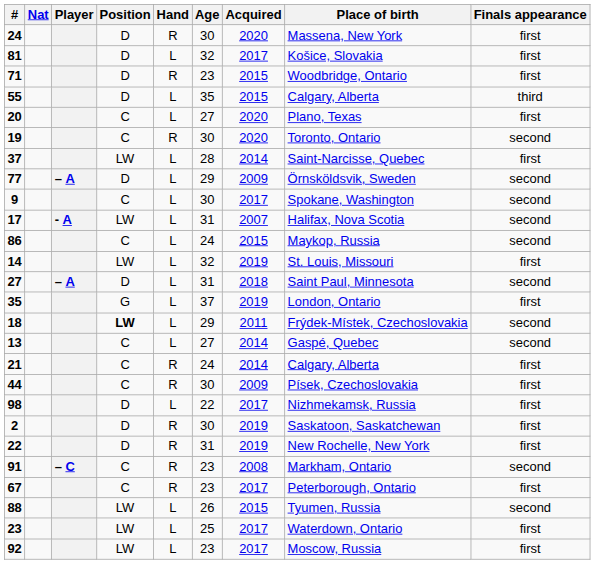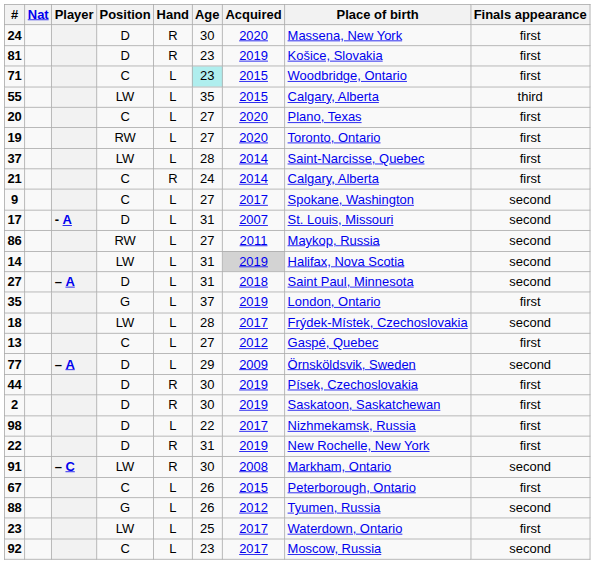(173, 55) L -> (173, 55) R
(207, 55) 32 -> (207, 55) 23
(254, 55) 2017 -> (254, 55) 2019
(125, 76) D -> (125, 76) C
(173, 76) R -> (173, 76) L
(207, 76) no background -> (207, 76) paleturquoise background
(125, 96) D -> (125, 96) LW
(125, 138) C -> (125, 138) RW
(173, 138) R -> (173, 138) L
(207, 138) 30 -> (207, 138) 27
(530, 138) second -> (530, 138) first
rows swapped: (15, 179) <-> (15, 364)
(207, 199) 30 -> (207, 199) 27
(125, 220) LW -> (125, 220) D
(346, 220) Halifax, Nova Scotia -> (341, 220) St. Louis, Missouri
(125, 240) C -> (125, 240) RW
(207, 240) 24 -> (207, 240) 27
(254, 240) 2015 -> (254, 240) 2011
(207, 261) 32 -> (207, 261) 31
(254, 261) no background -> (254, 261) lightgrey background
(341, 261) St. Louis, Missouri -> (346, 261) Halifax, Nova Scotia
(530, 261) first -> (530, 261) second
(125, 323) bold -> (125, 323) normal
(207, 323) 29 -> (207, 323) 28
(254, 323) 2011 -> (254, 323) 2017
(254, 343) 2014 -> (254, 343) 2012
(530, 343) second -> (530, 343) first
(125, 384) C -> (125, 384) D
(254, 384) 2009 -> (254, 384) 2019
rows swapped: (15, 425) <-> (15, 405)
(125, 466) C -> (125, 466) LW
(207, 466) 23 -> (207, 466) 30
(173, 487) R -> (173, 487) L
(207, 487) 23 -> (207, 487) 26
(254, 487) 2017 -> (254, 487) 2015
(125, 508) LW -> (125, 508) G
(254, 508) 2015 -> (254, 508) 2012
(125, 549) LW -> (125, 549) C
(530, 549) first -> (530, 549) second
